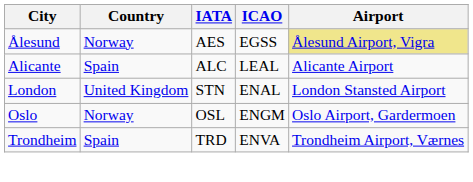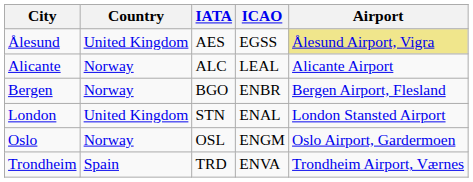(109, 41) Norway -> (136, 41) United Kingdom
(101, 66) Spain -> (109, 66) Norway
+ row: (30, 90)
